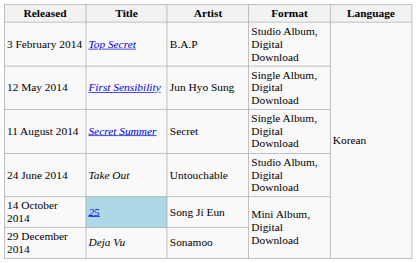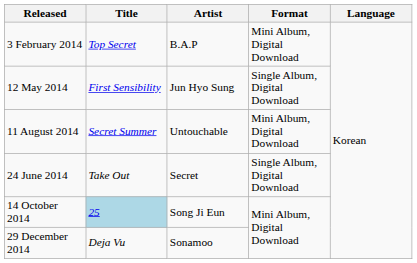(284, 44) Studio Album, Digital Download -> (281, 44) Mini Album, Digital Download
(184, 131) Secret -> (199, 131) Untouchable
(284, 131) Single Album, Digital Download -> (281, 131) Mini Album, Digital Download
(199, 175) Untouchable -> (184, 175) Secret
(284, 175) Studio Album, Digital Download -> (284, 175) Single Album, Digital Download
